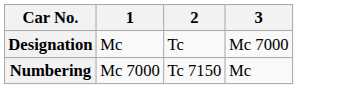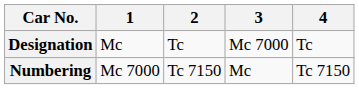+ column: (323, 17)
